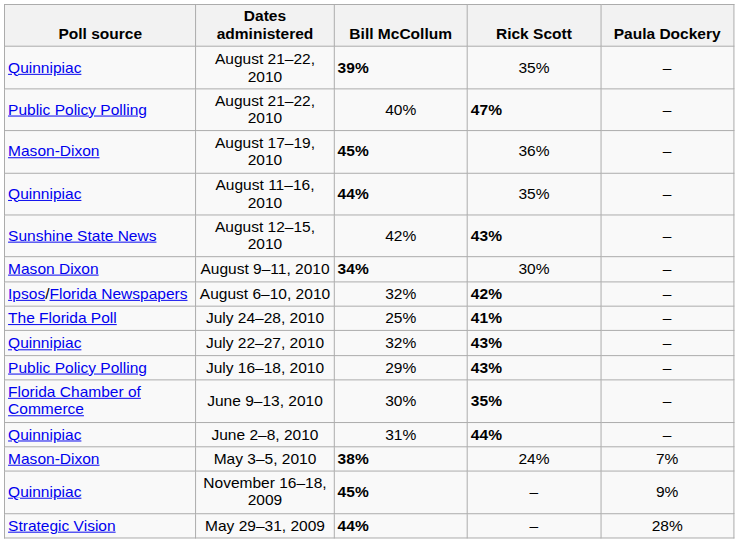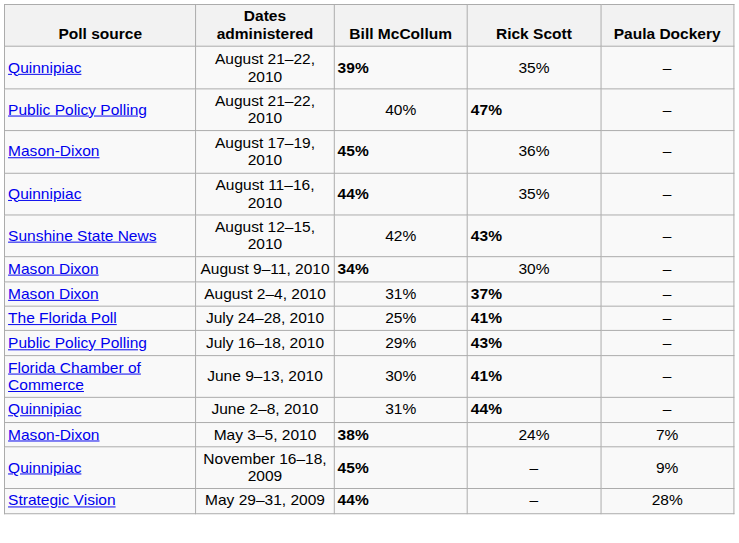- row: (265, 293)
+ row: (265, 293)
- row: (265, 343)
(486, 401) 35% -> (486, 376) 41%
